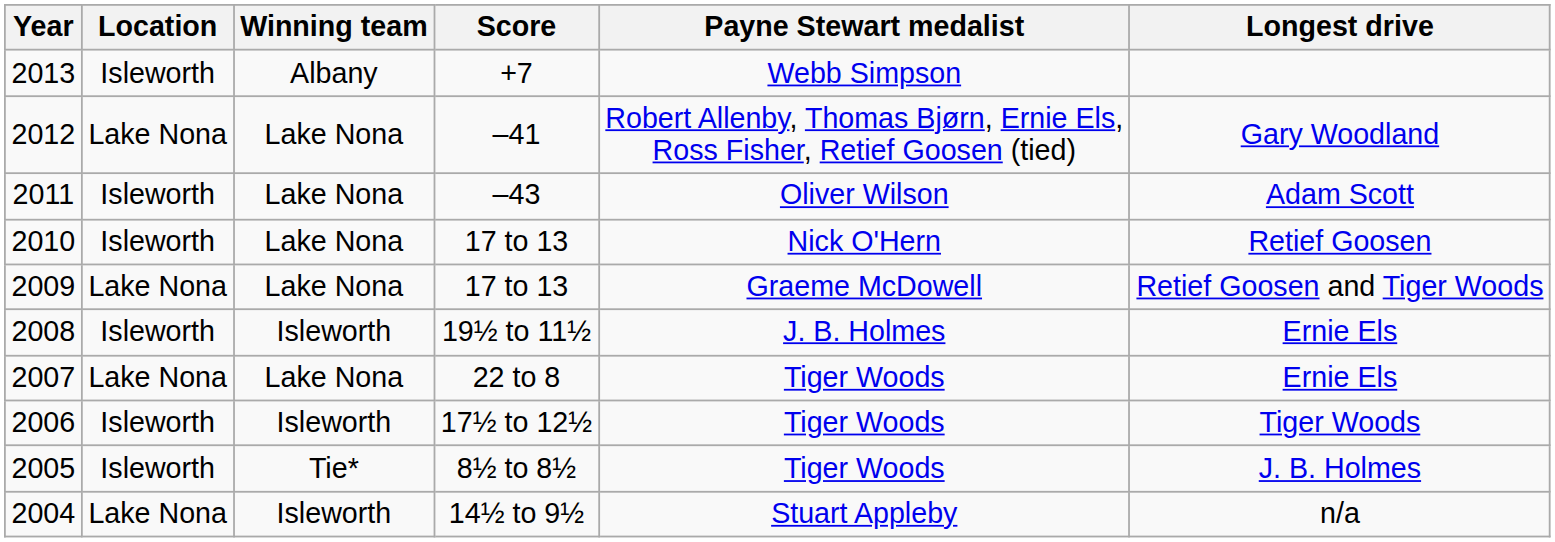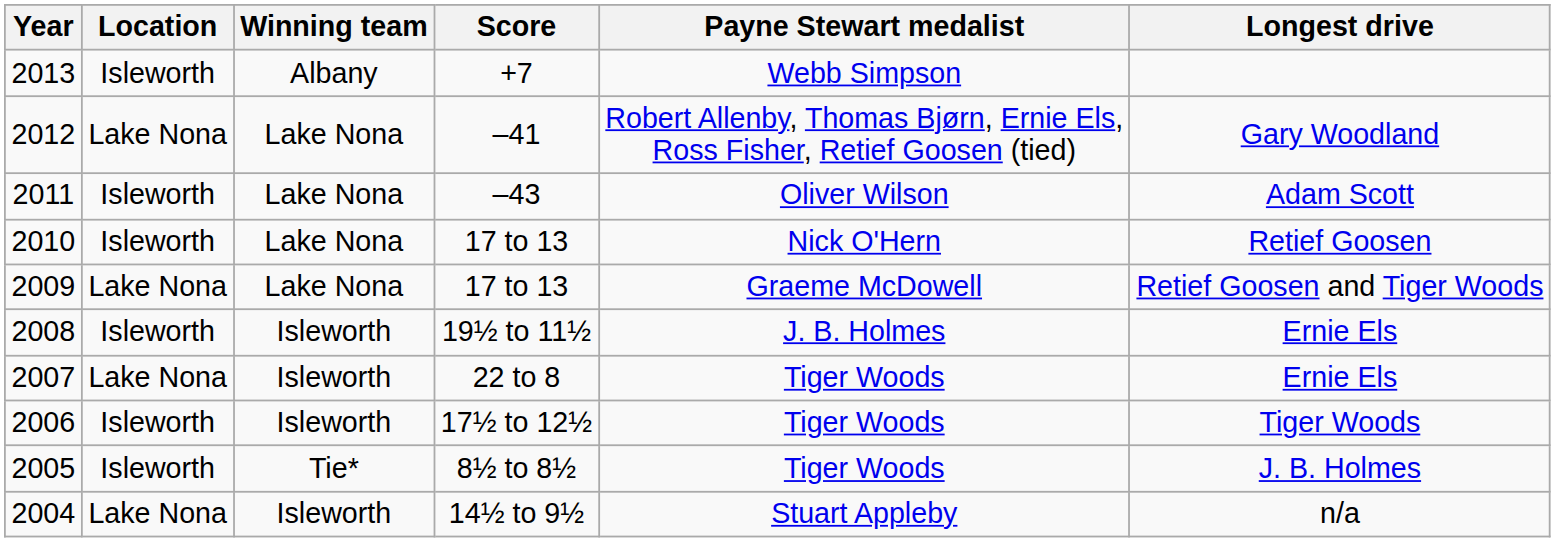(334, 377) Lake Nona -> (334, 377) Isleworth
